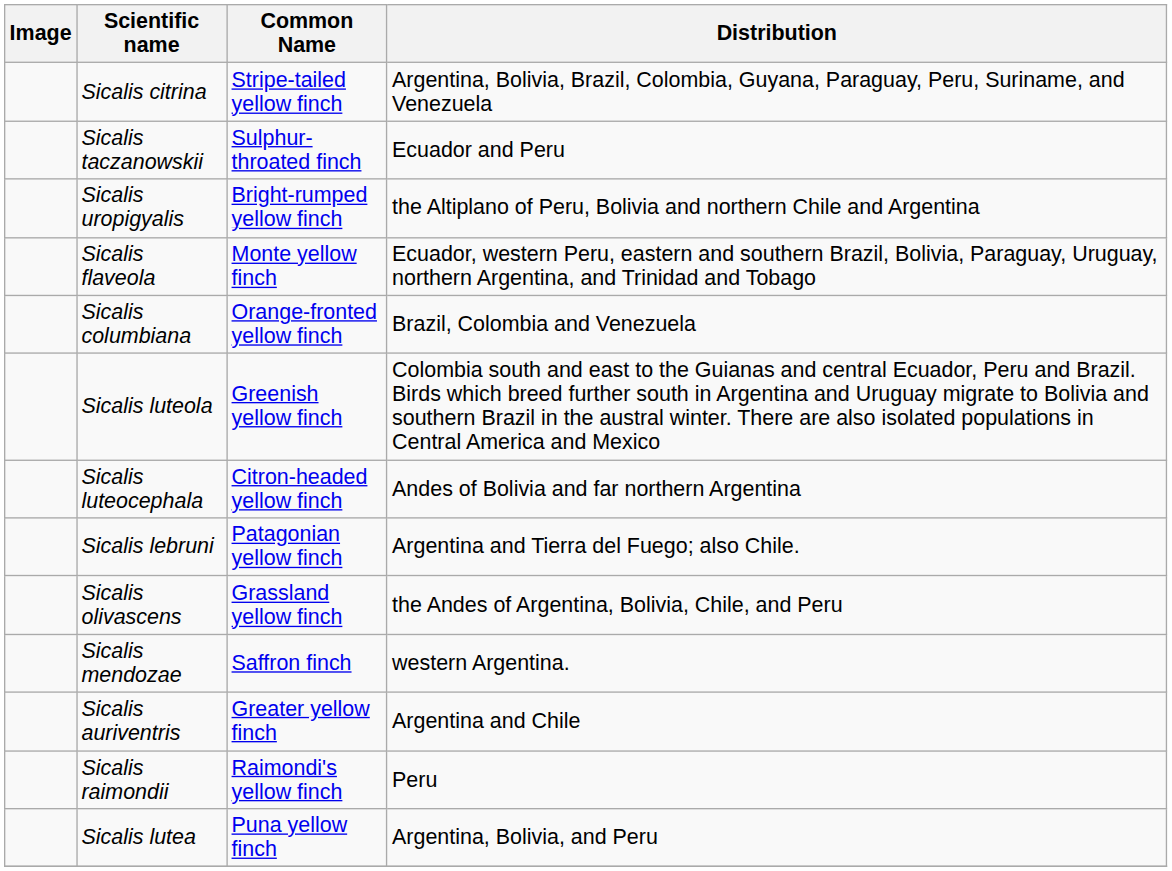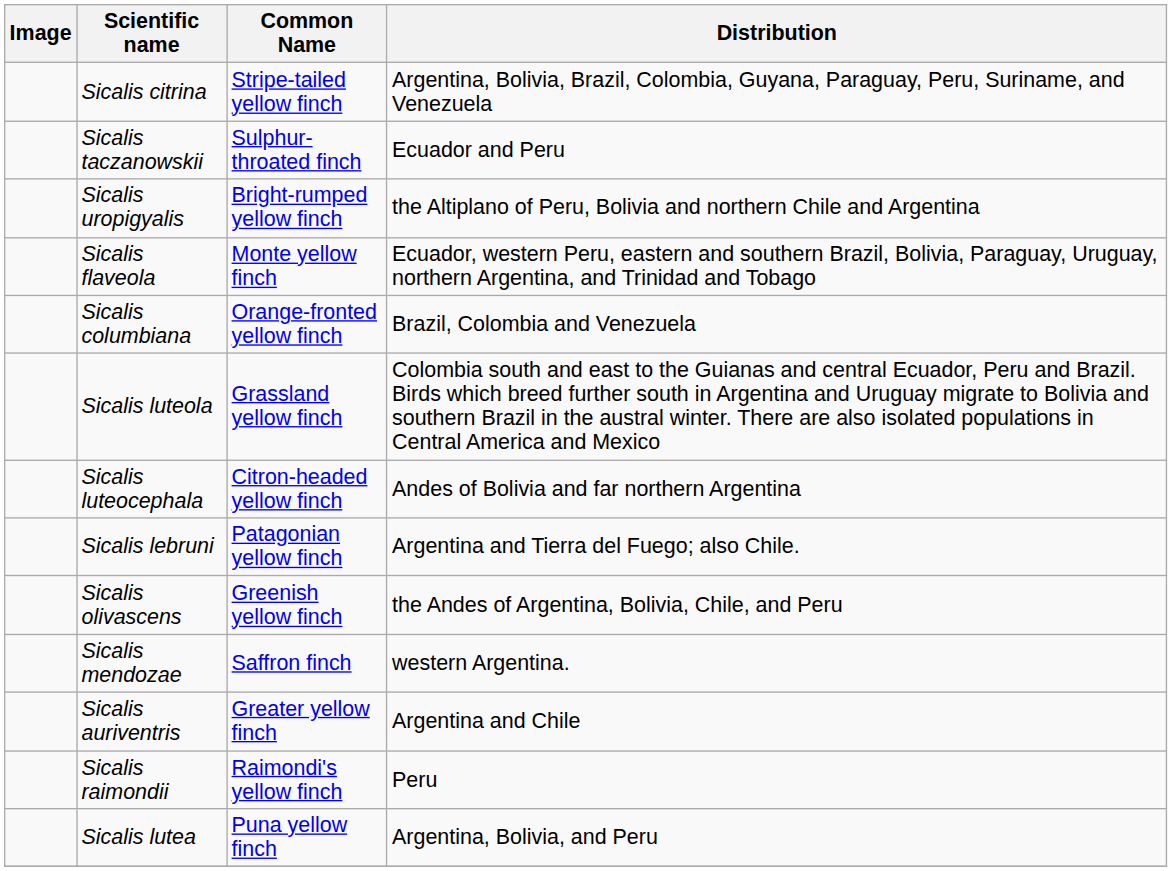(287, 406) Greenish yellow finch -> (287, 406) Grassland yellow finch
(287, 604) Grassland yellow finch -> (287, 604) Greenish yellow finch
